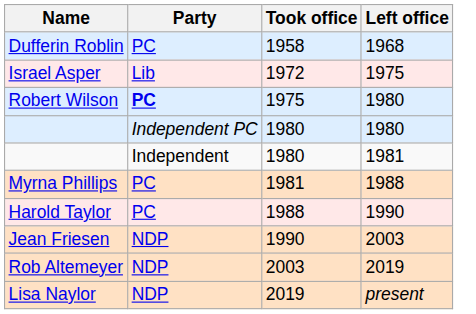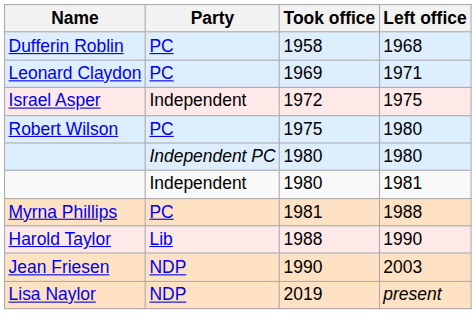+ row: (75, 73)
(143, 73) Lib -> (198, 101) Independent
(144, 101) bold -> (162, 128) normal
(144, 211) PC -> (161, 239) Lib
- row: (66, 267)
